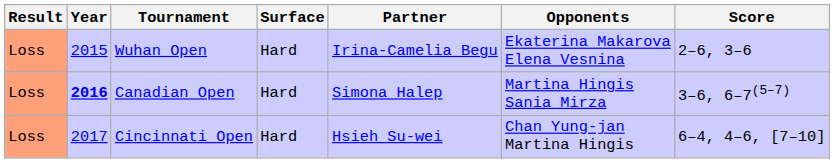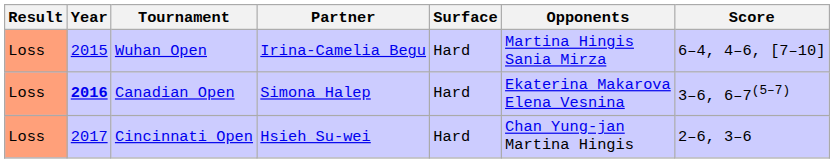columns swapped: (293, 17) <-> (415, 17)
(588, 51) Ekaterina Makarova Elena Vesnina -> (570, 51) Martina Hingis Sania Mirza
(715, 51) 2–6, 3–6 -> (752, 51) 6–4, 4–6, [7–10]
(570, 94) Martina Hingis Sania Mirza -> (588, 94) Ekaterina Makarova Elena Vesnina
(752, 136) 6–4, 4–6, [7–10] -> (715, 136) 2–6, 3–6
